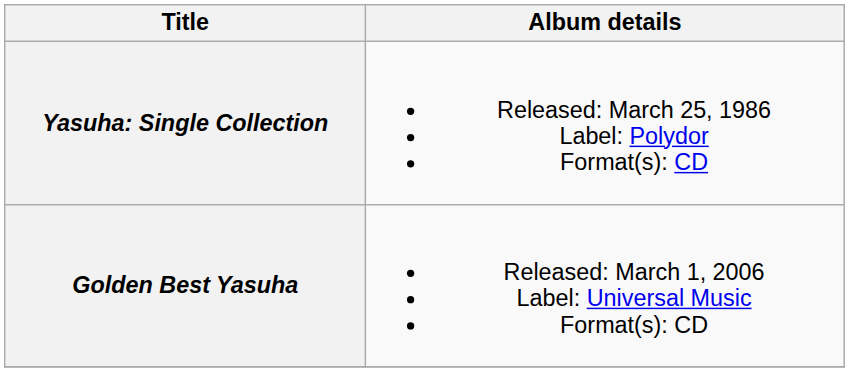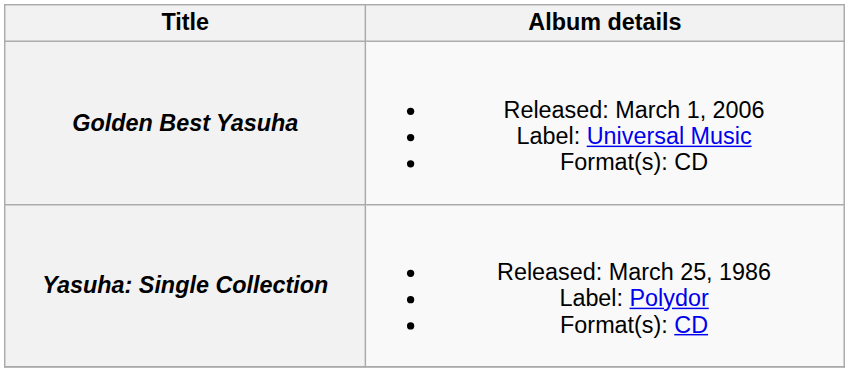rows swapped: (185, 122) <-> (185, 285)
